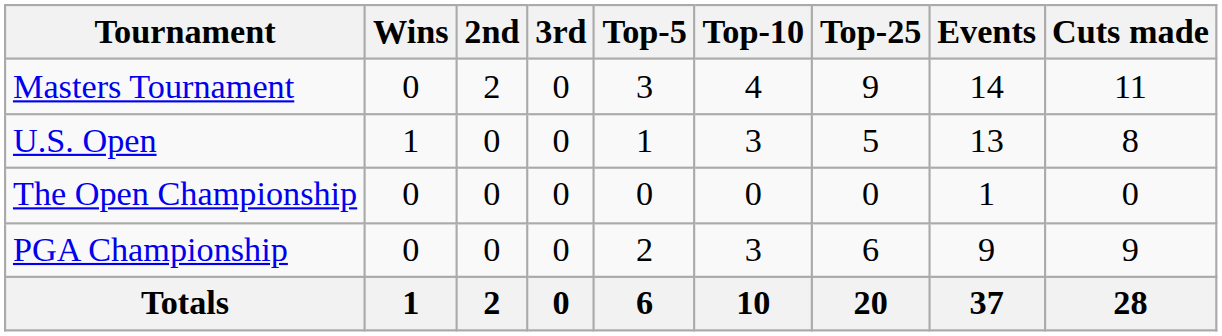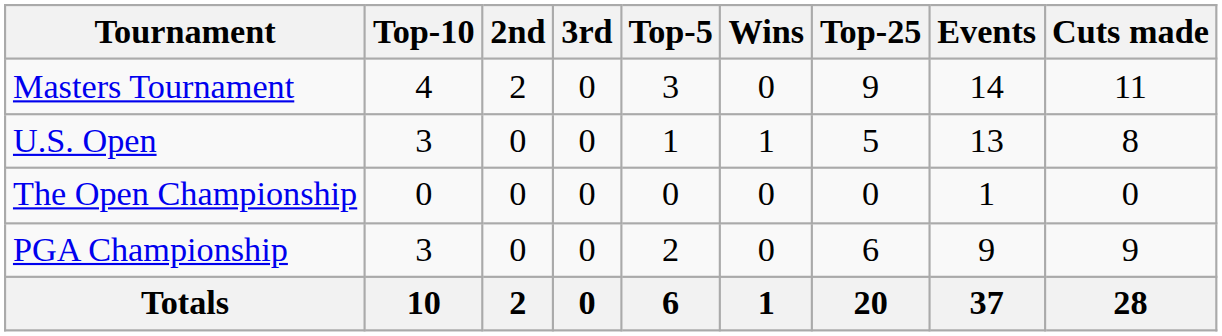columns swapped: (411, 31) <-> (753, 31)
